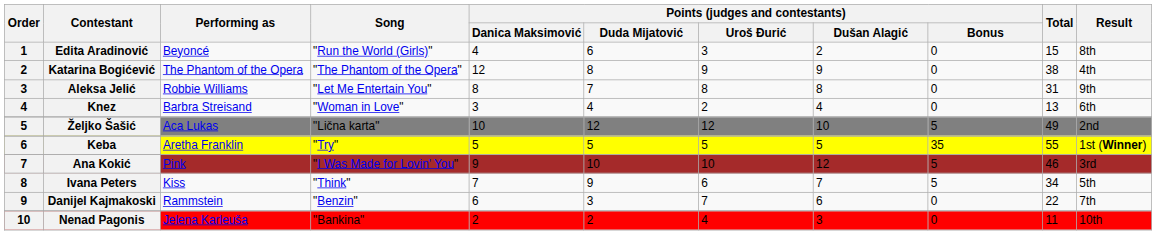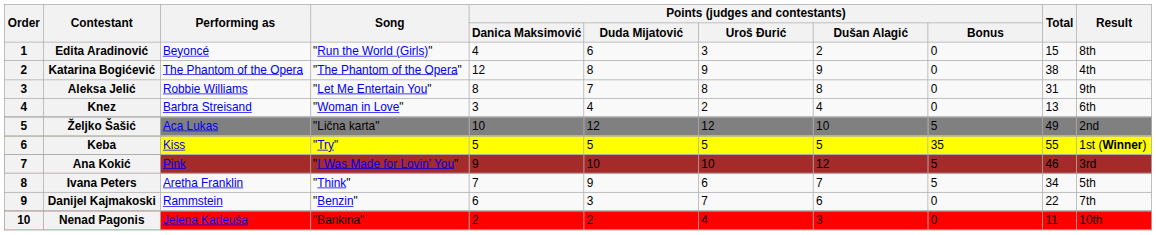(203, 145) Aretha Franklin -> (174, 145) Kiss
(174, 182) Kiss -> (203, 182) Aretha Franklin
